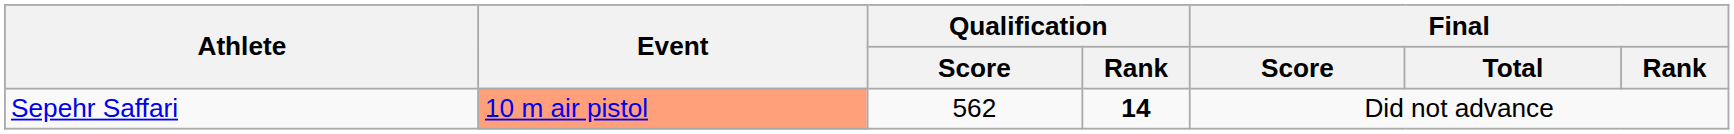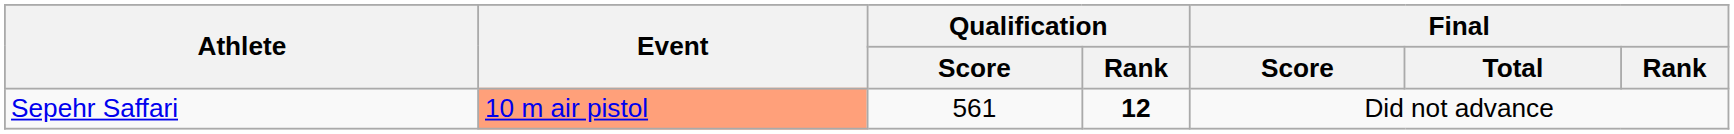(974, 109) 562 -> (974, 109) 561
(1136, 109) 14 -> (1136, 109) 12
